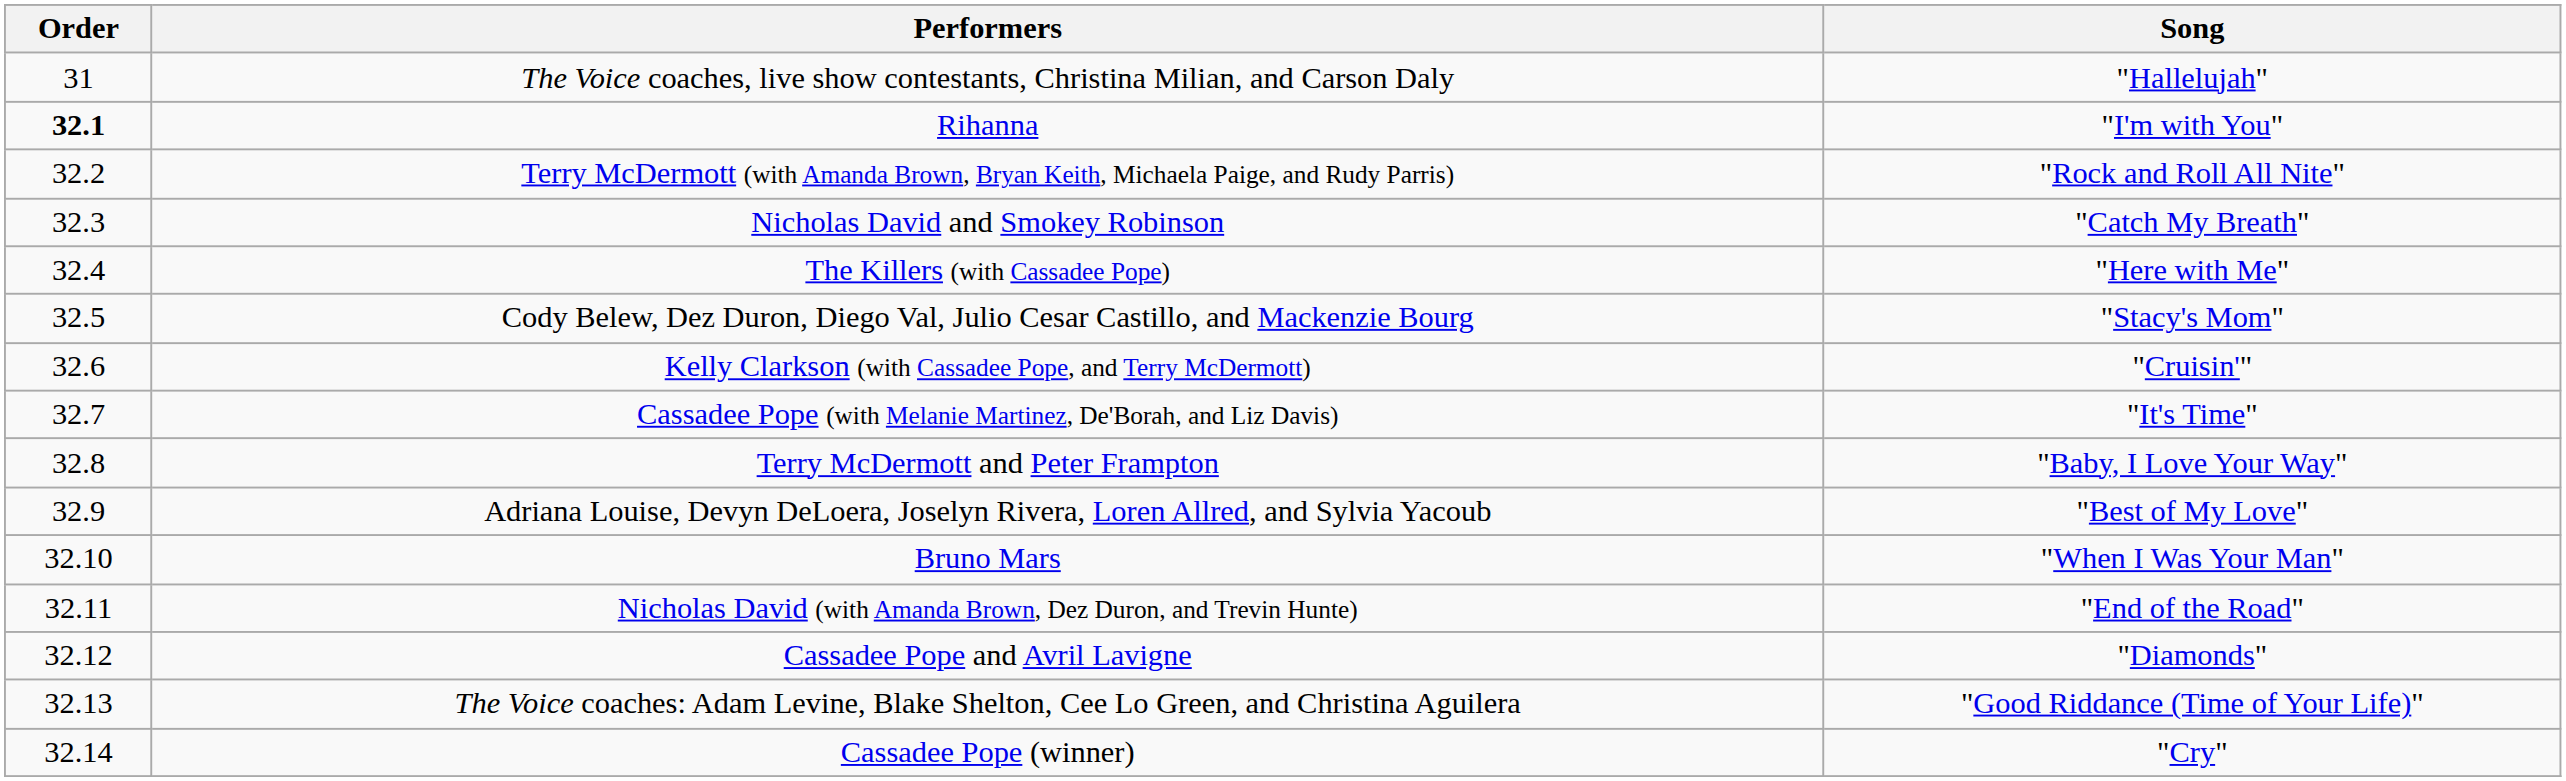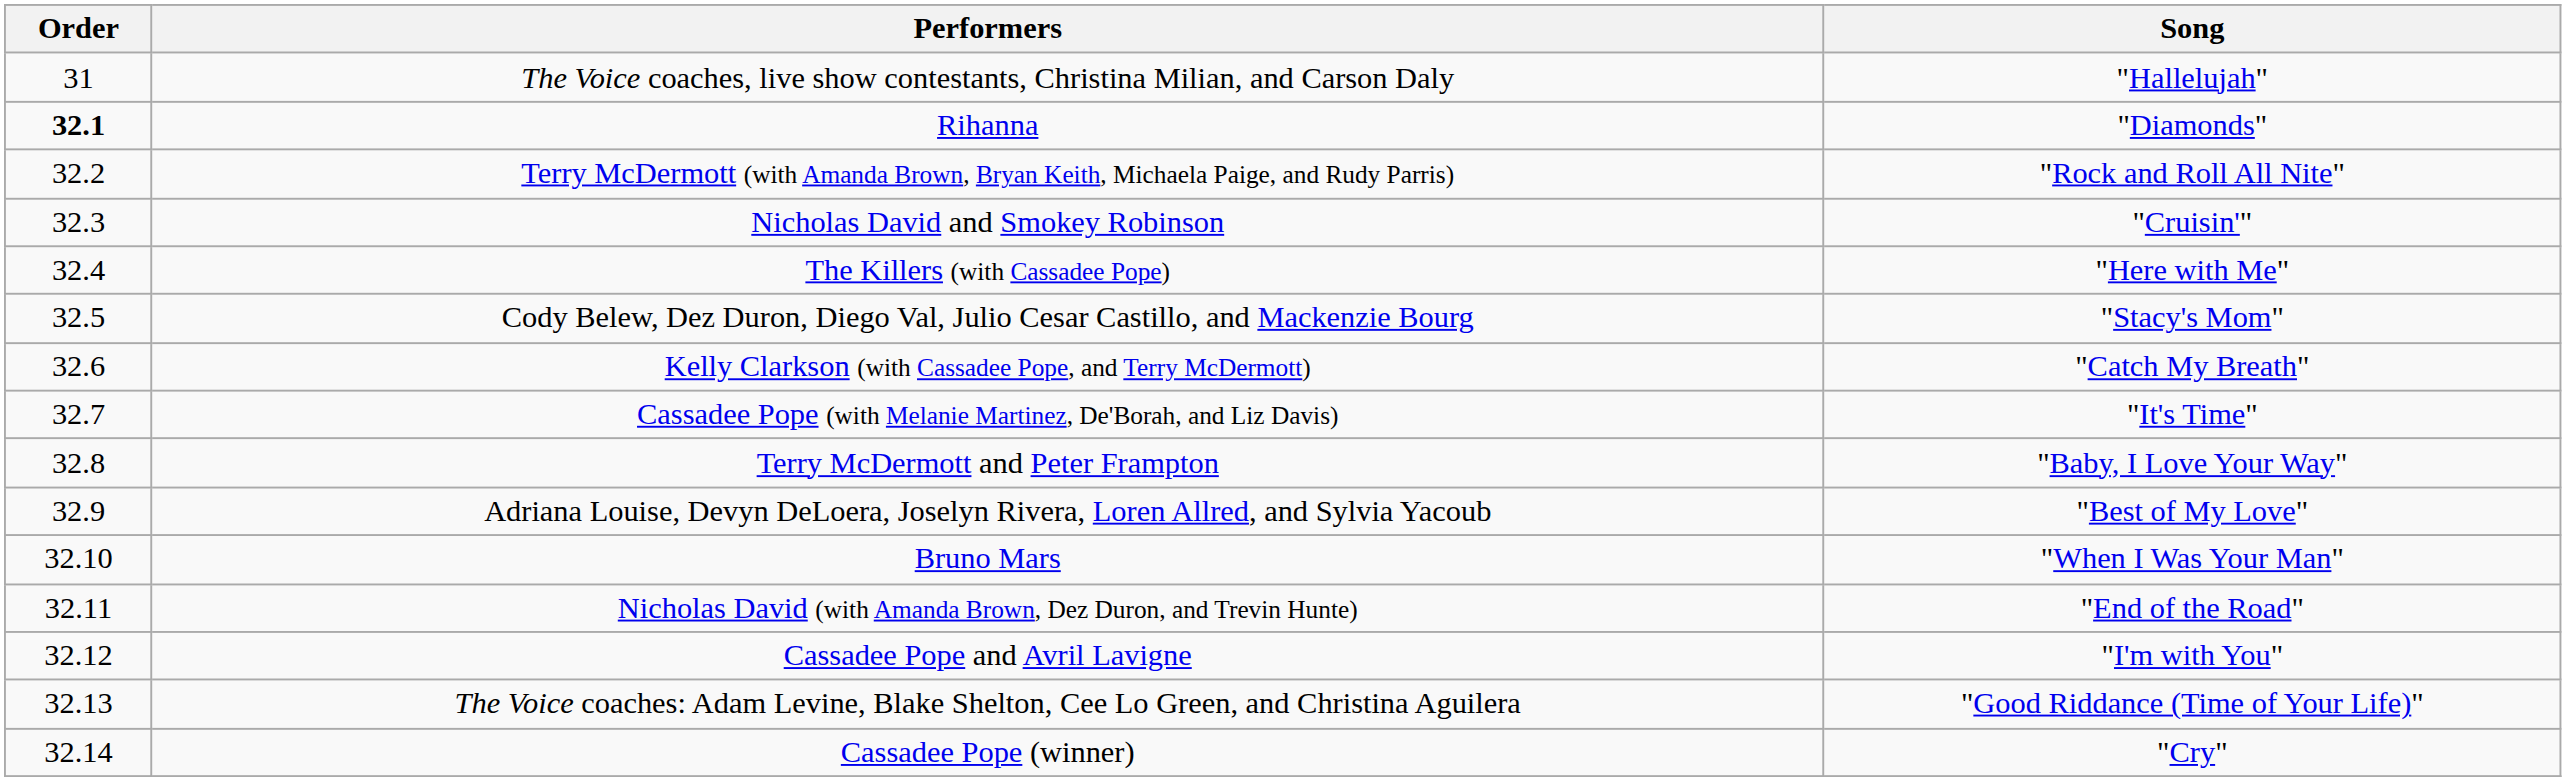(2192, 125) "I'm with You" -> (2192, 125) "Diamonds"
(2192, 221) "Catch My Breath" -> (2192, 221) "Cruisin'"
(2192, 366) "Cruisin'" -> (2192, 366) "Catch My Breath"
(2192, 655) "Diamonds" -> (2192, 655) "I'm with You"
